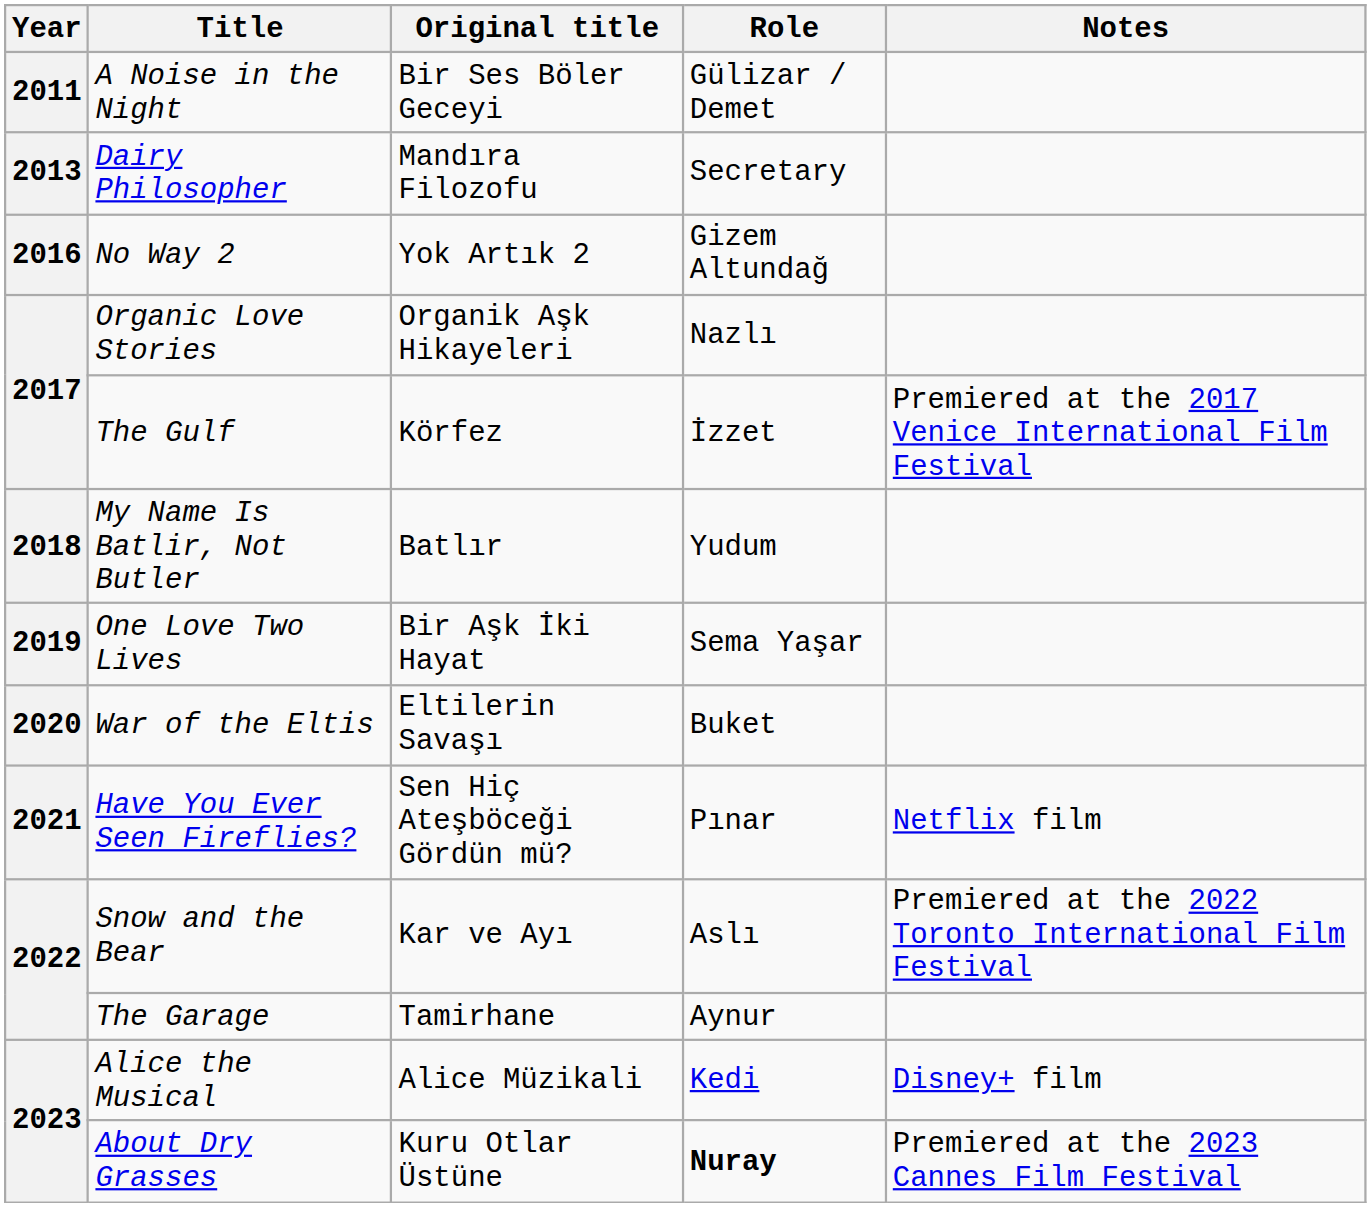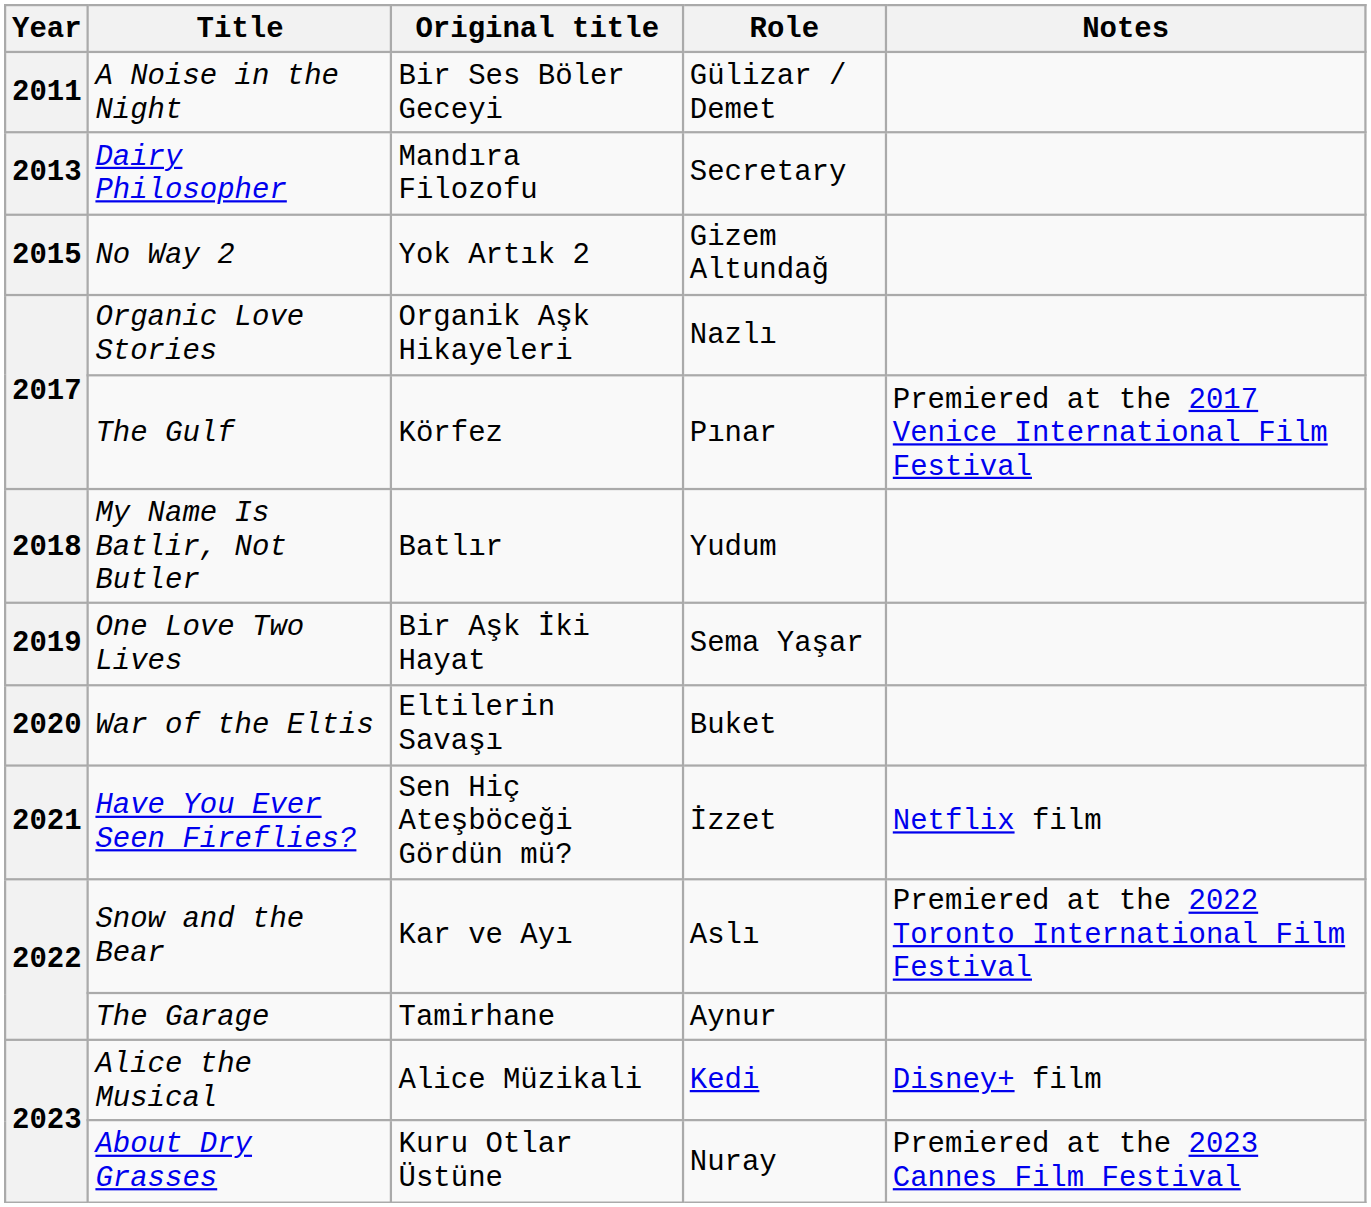(47, 254) 2016 -> (47, 254) 2015
(733, 432) İzzet -> (733, 432) Pınar
(733, 822) Pınar -> (733, 822) İzzet
(733, 1161) bold -> (733, 1161) normal
